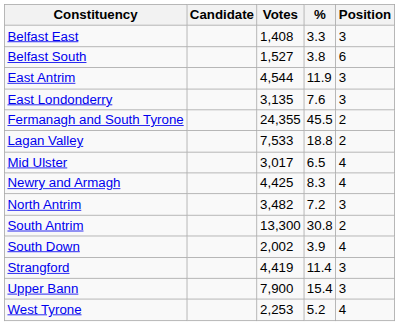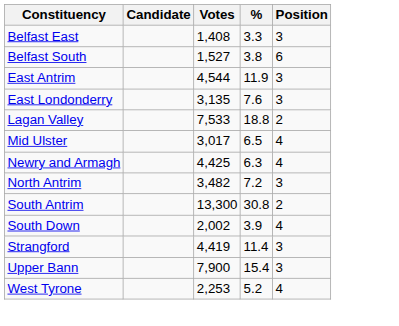- row: (96, 120)
(316, 183) 8.3 -> (253, 162) 6.3
